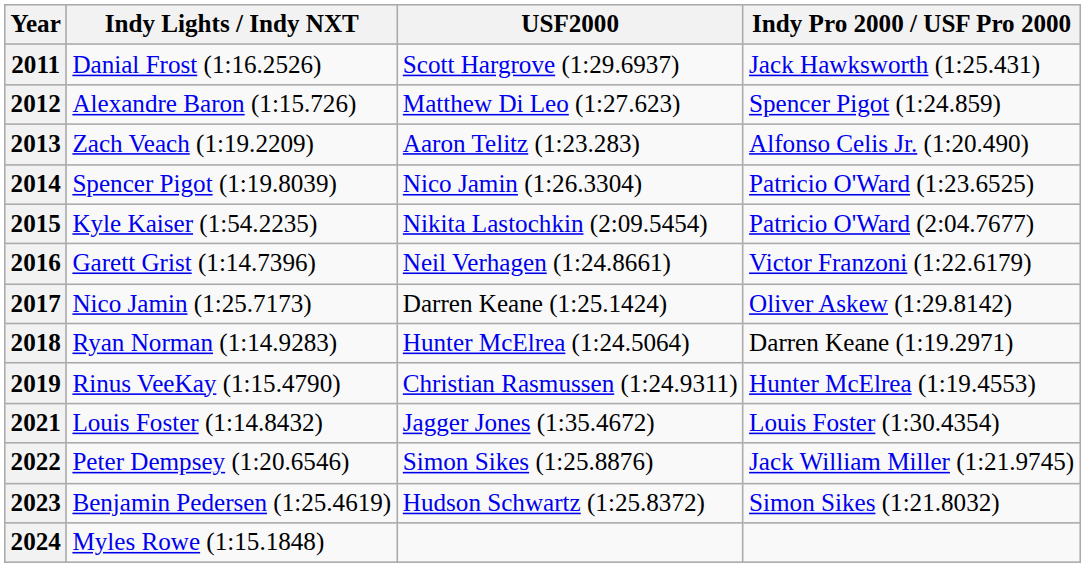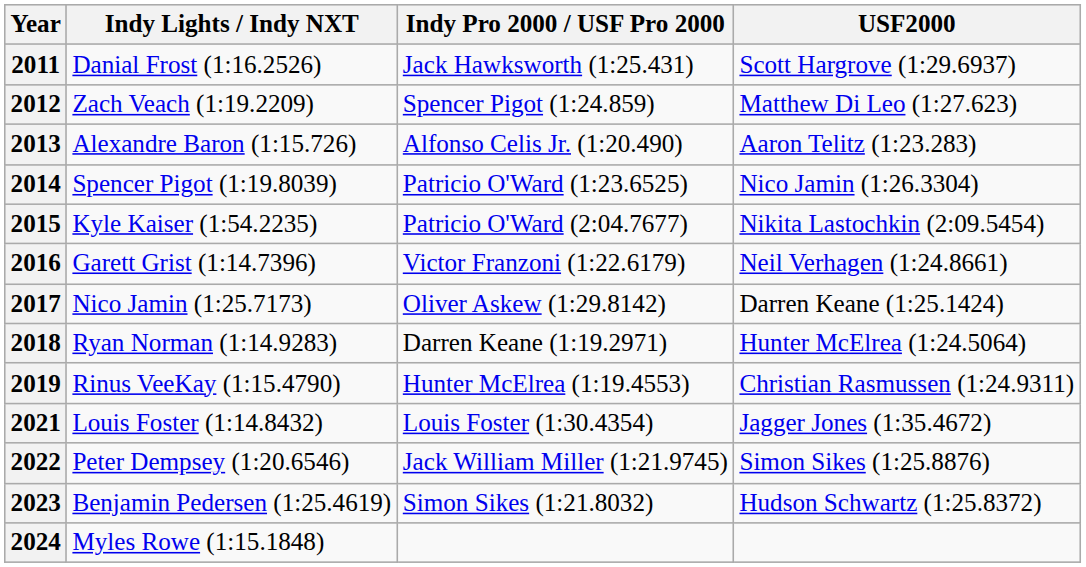columns swapped: (912, 24) <-> (570, 24)
(214, 104) Alexandre Baron (1:15.726) -> (193, 104) Zach Veach (1:19.2209)
(193, 143) Zach Veach (1:19.2209) -> (214, 143) Alexandre Baron (1:15.726)
